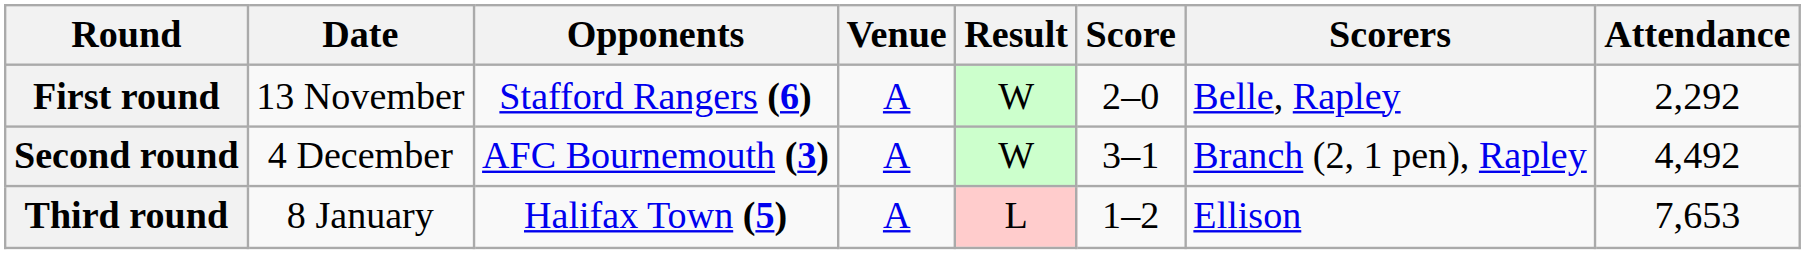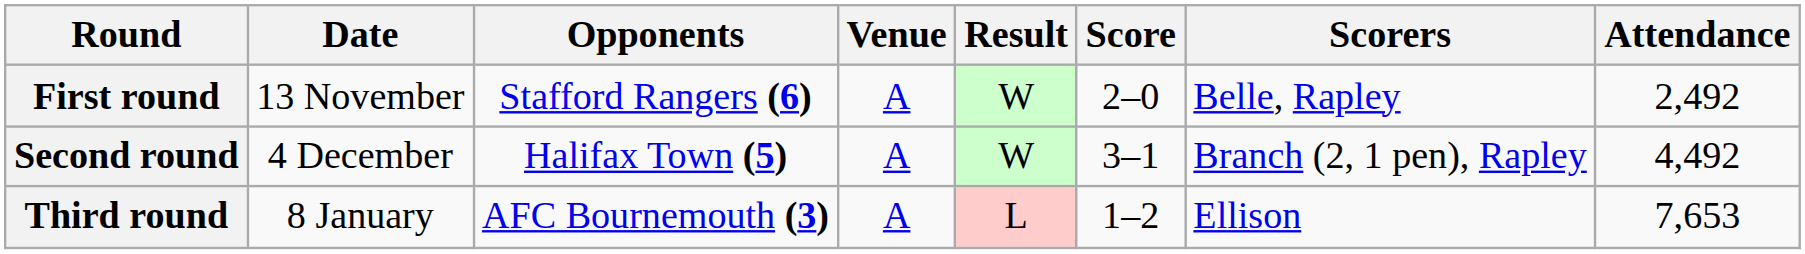(1697, 95) 2,292 -> (1697, 95) 2,492
(656, 155) AFC Bournemouth (3) -> (656, 155) Halifax Town (5)
(656, 215) Halifax Town (5) -> (656, 215) AFC Bournemouth (3)
